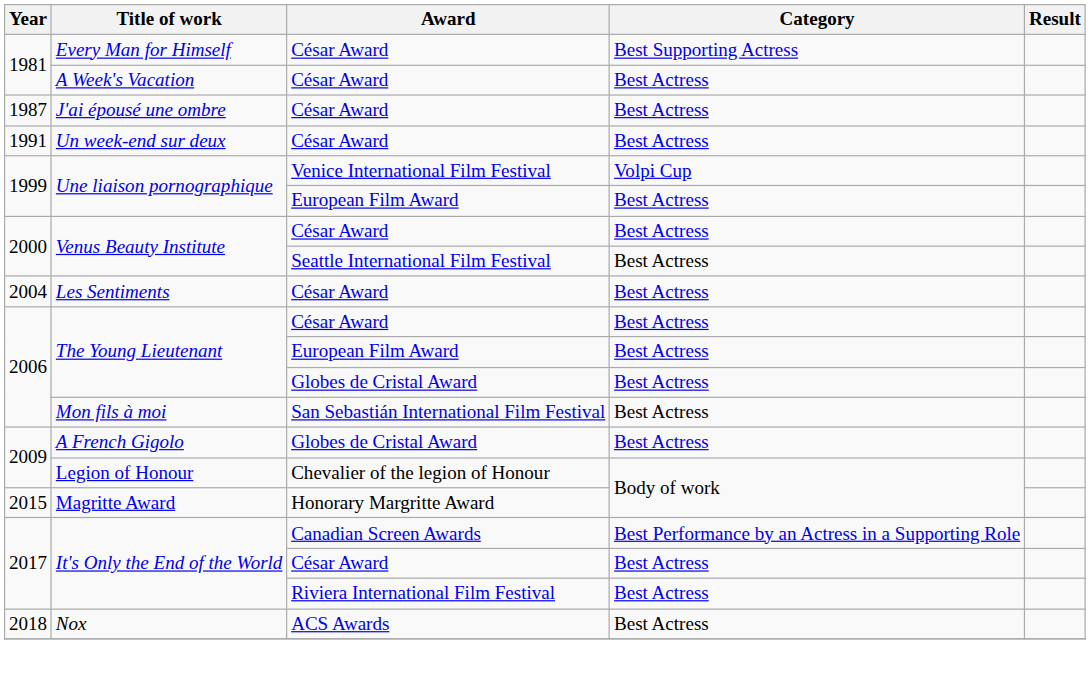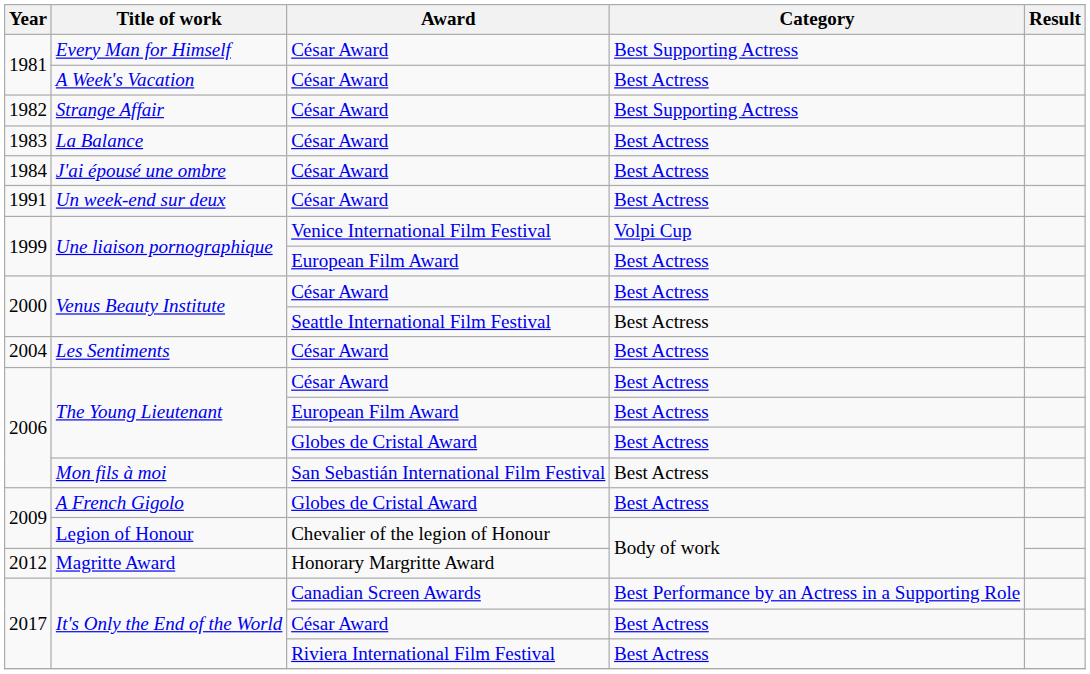+ row: (110, 110)
+ row: (99, 140)
(28, 110) 1987 -> (28, 170) 1984
(28, 502) 2015 -> (28, 563) 2012
- row: (71, 623)
